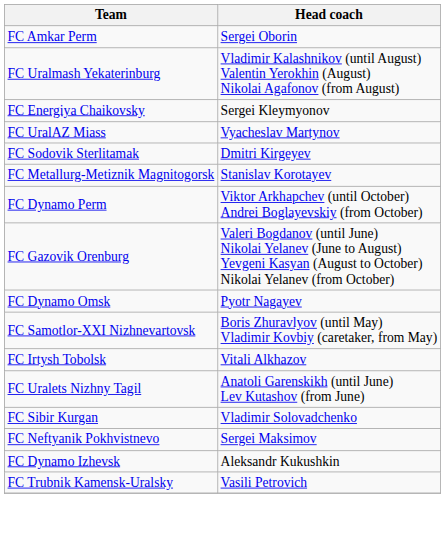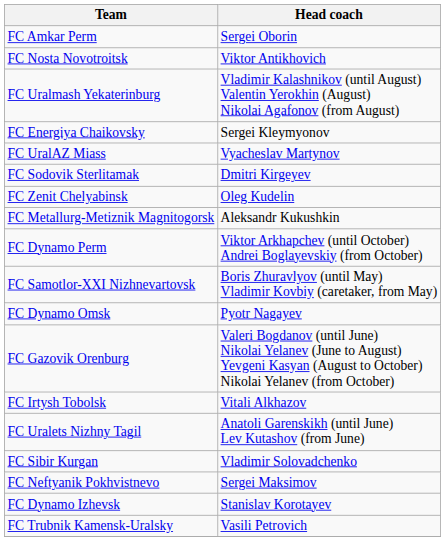+ row: (68, 58)
+ row: (68, 196)
(276, 175) Stanislav Korotayev -> (280, 218) Aleksandr Kukushkin
rows swapped: (101, 330) <-> (68, 256)
(280, 461) Aleksandr Kukushkin -> (276, 504) Stanislav Korotayev
